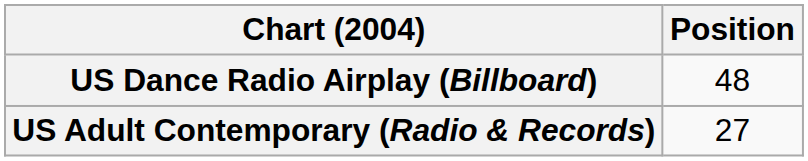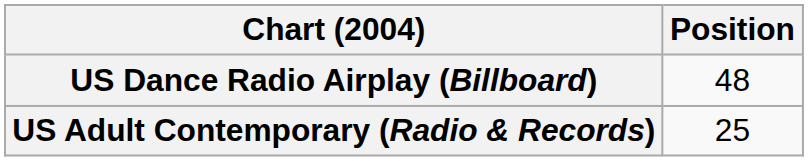(732, 130) 27 -> (732, 130) 25
